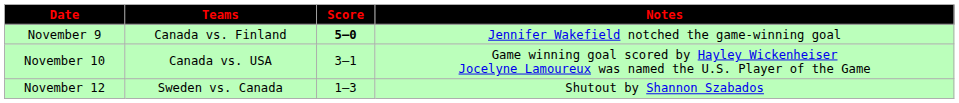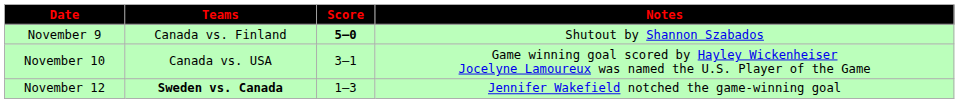(665, 34) Jennifer Wakefield notched the game-winning goal -> (665, 34) Shutout by Shannon Szabados
(220, 88) normal -> (220, 88) bold
(665, 88) Shutout by Shannon Szabados -> (665, 88) Jennifer Wakefield notched the game-winning goal
